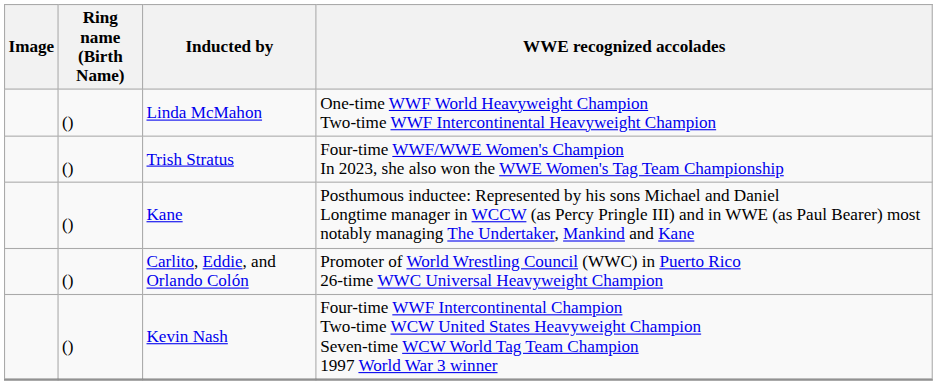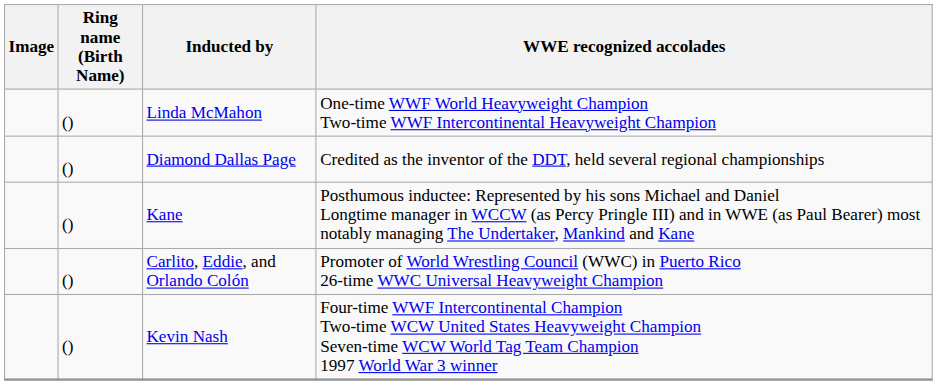+ row: (221, 159)
- row: (190, 159)
